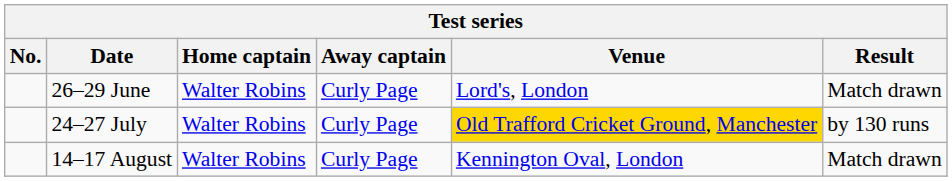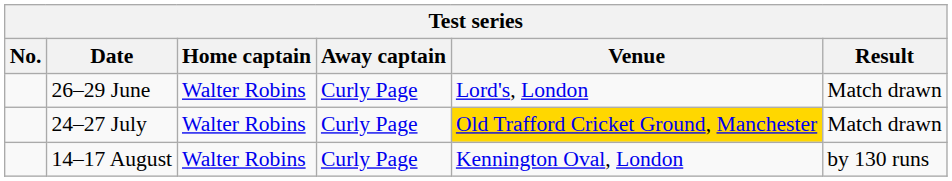(878, 124) by 130 runs -> (884, 124) Match drawn
(884, 158) Match drawn -> (878, 158) by 130 runs
